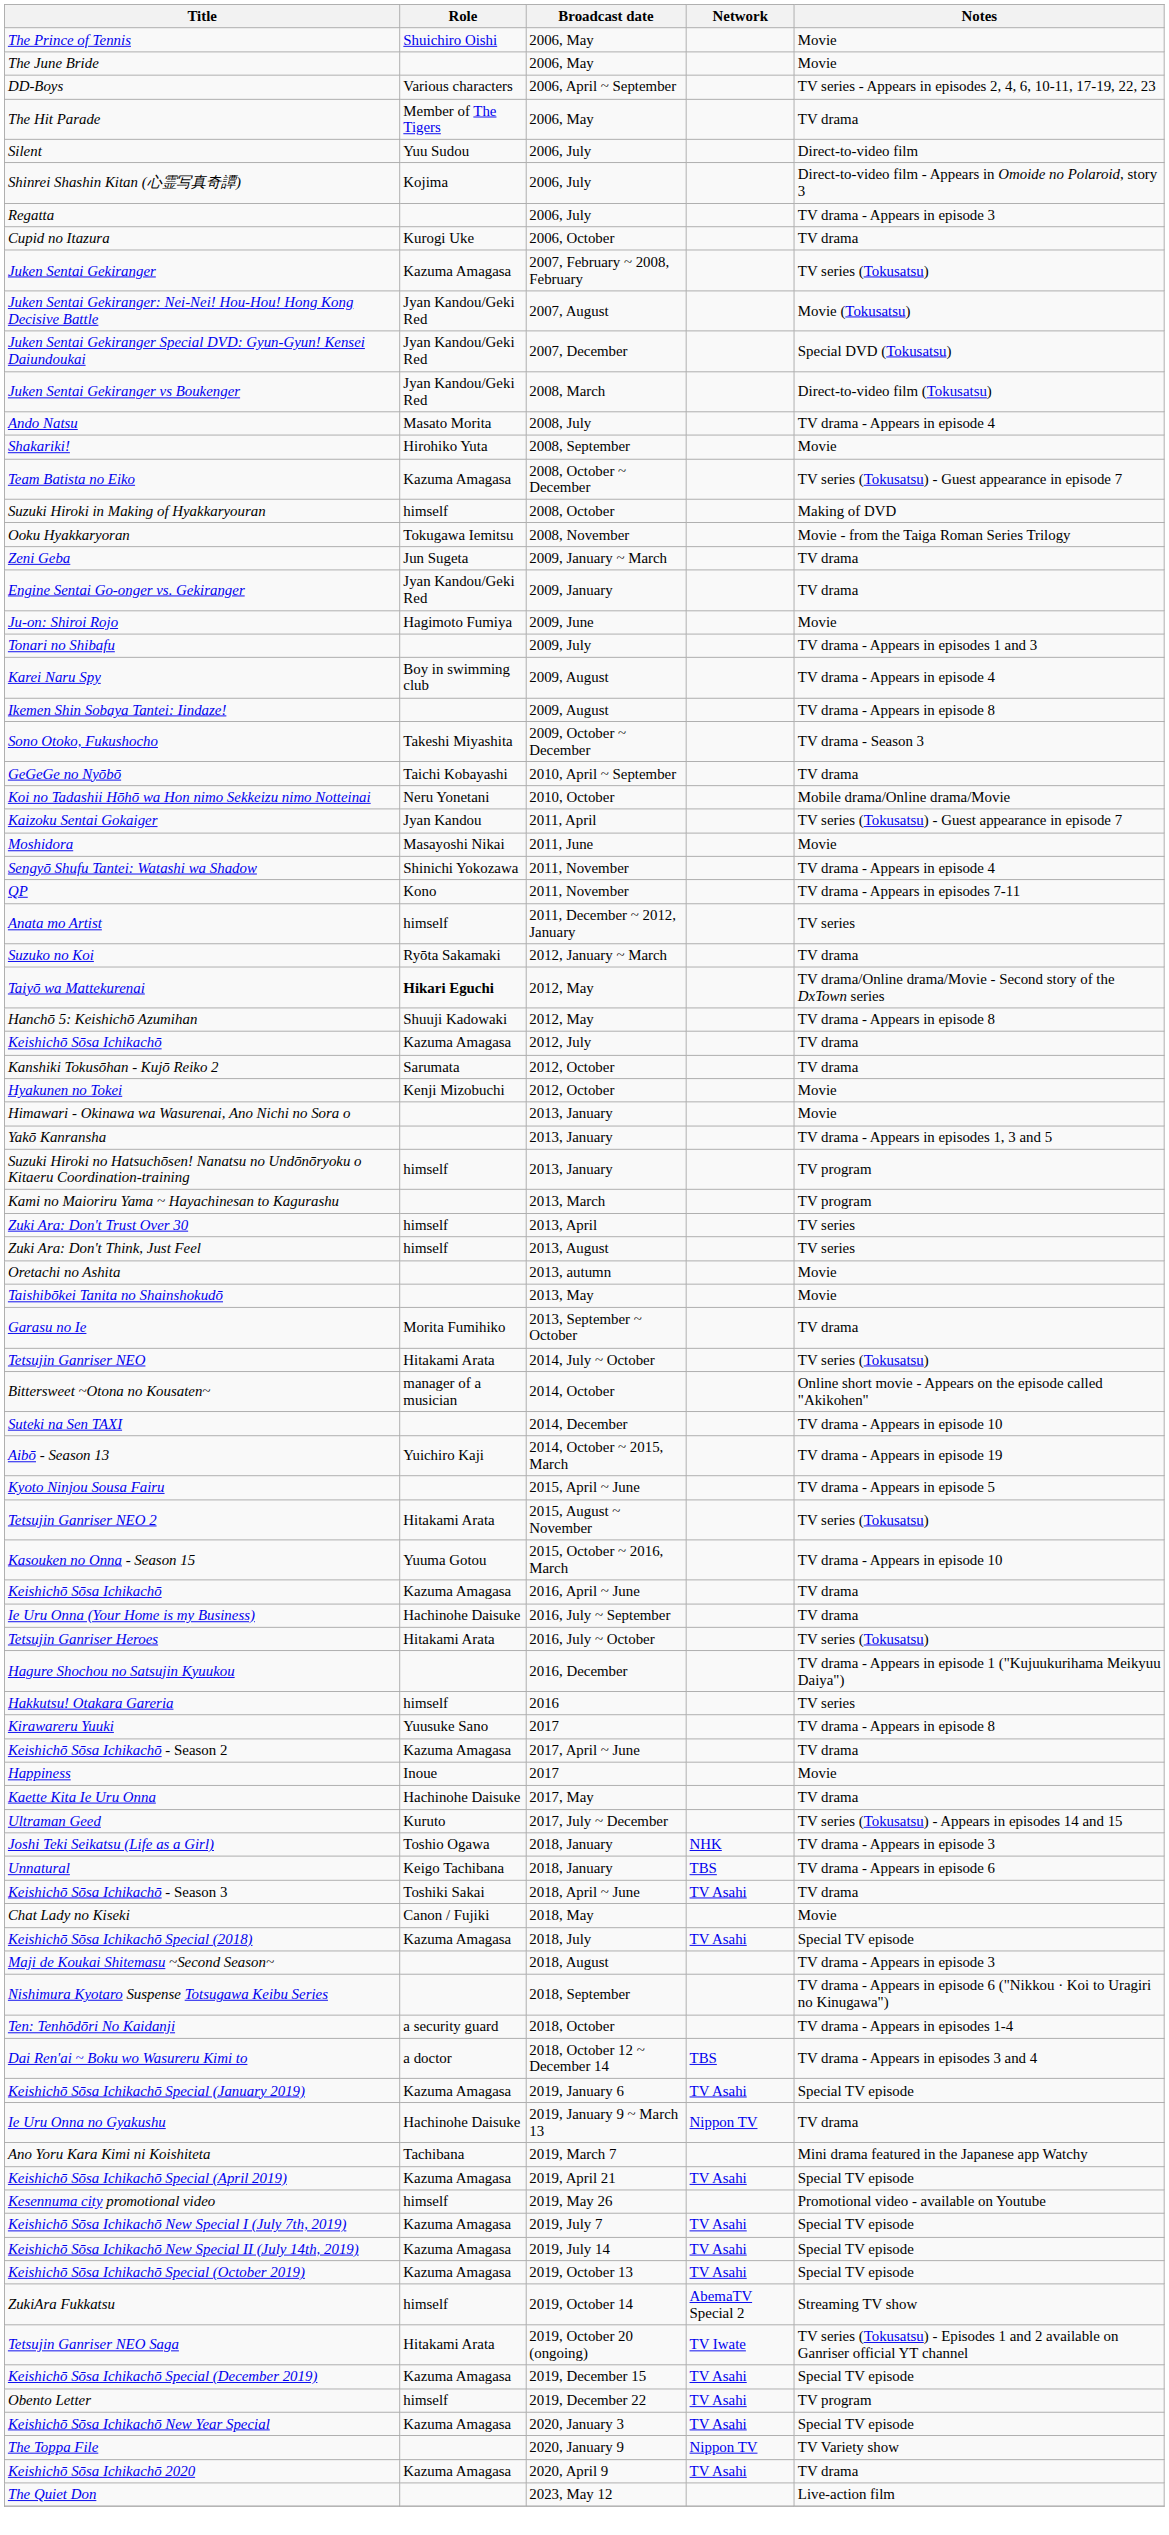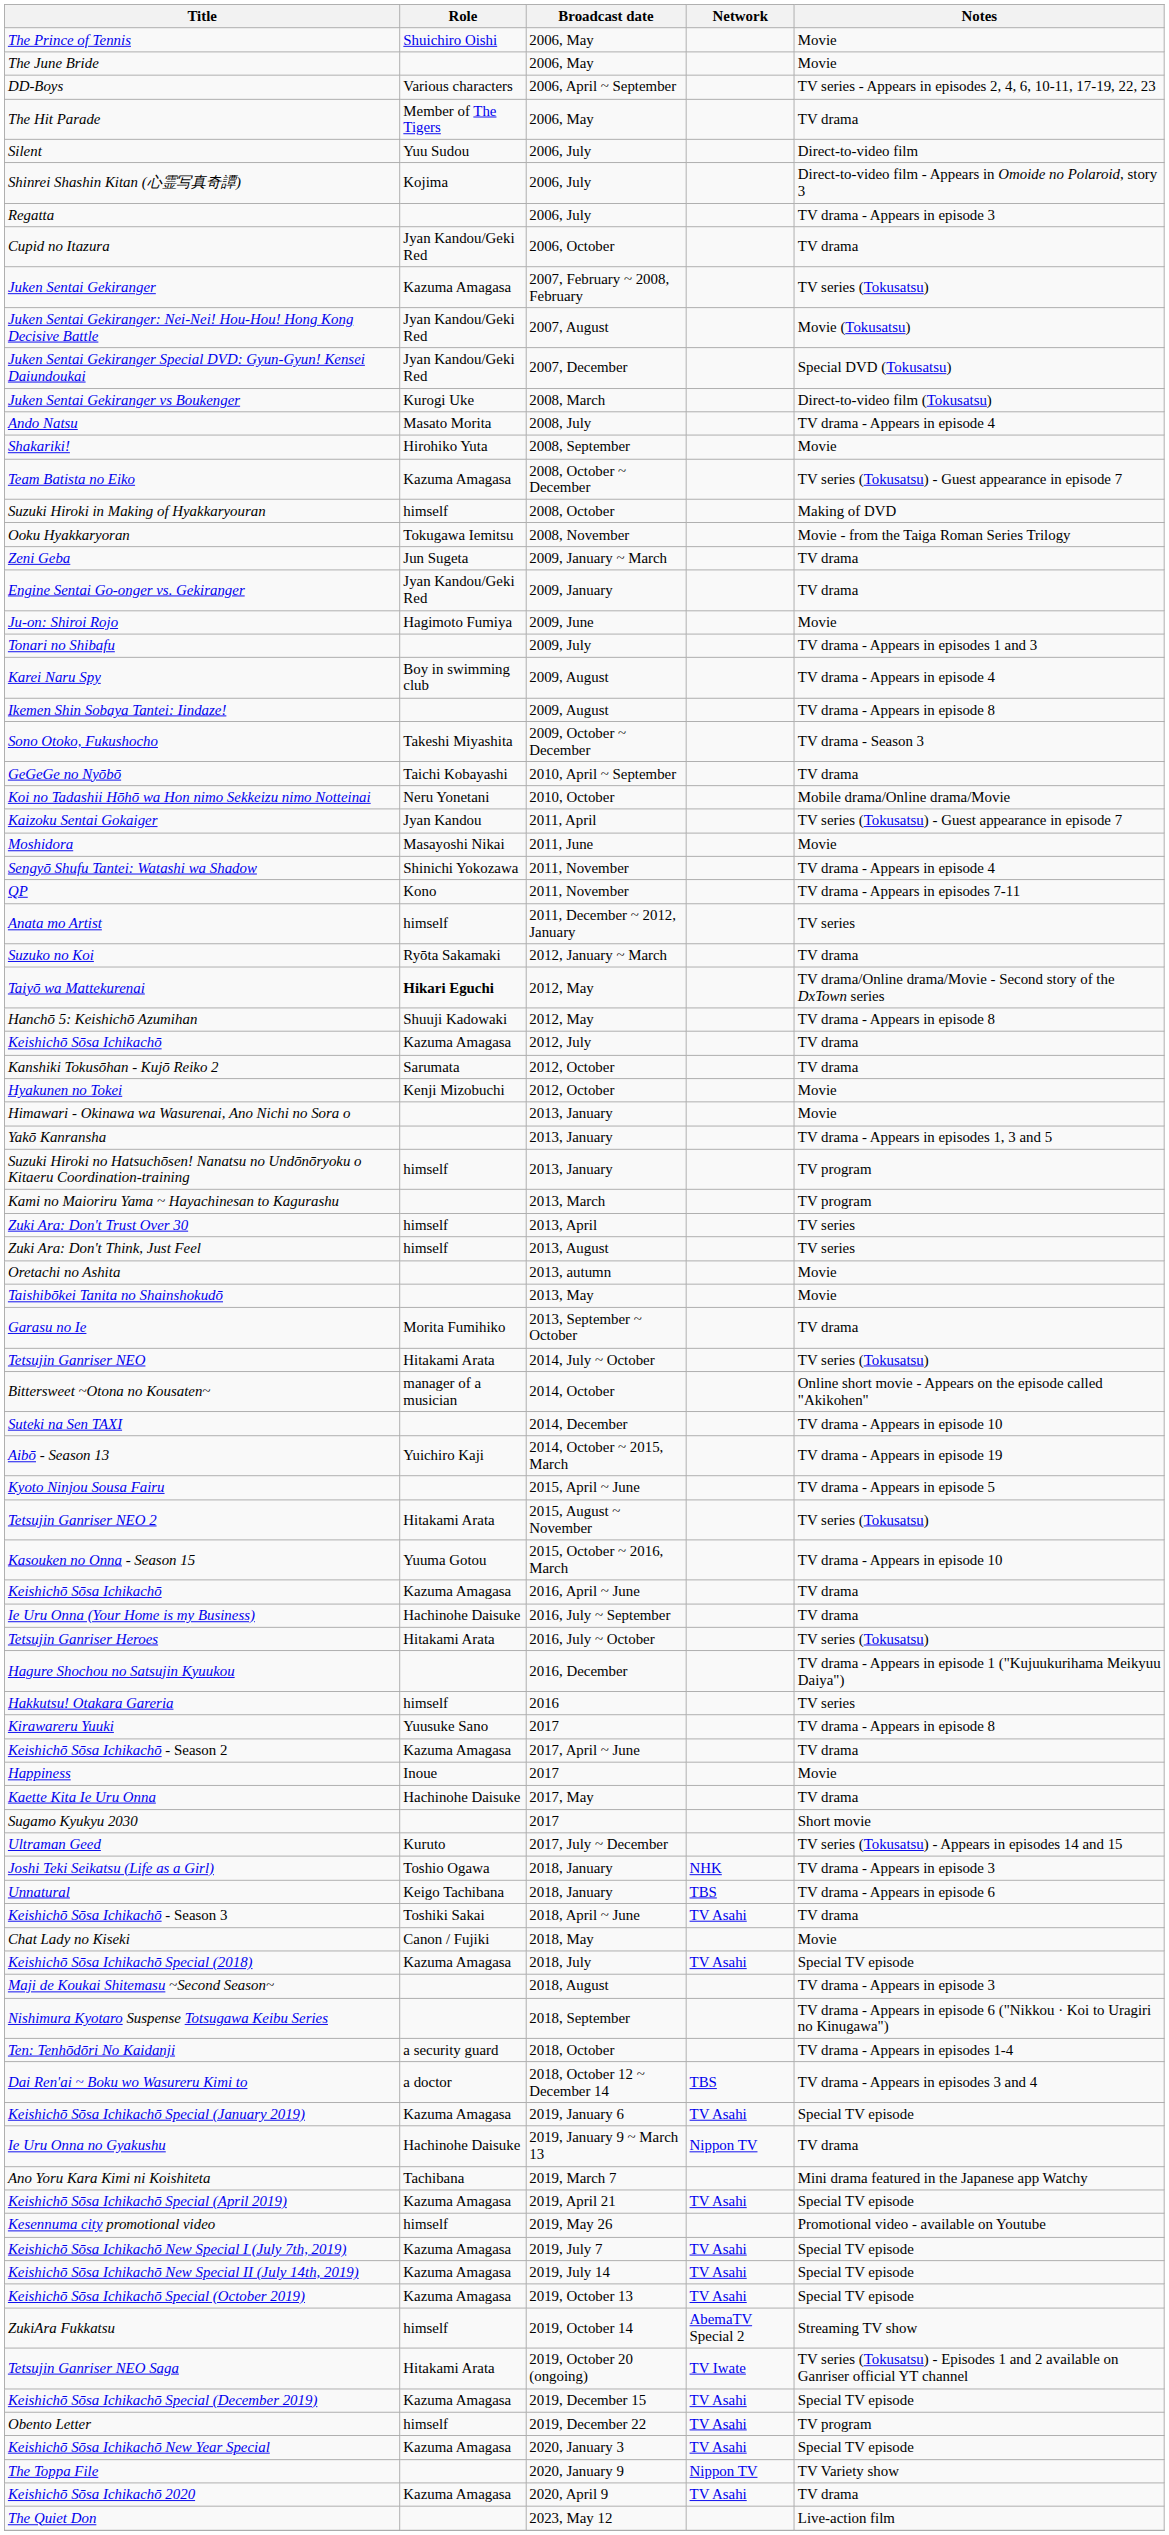(439, 238) Kurogi Uke -> (459, 246) Jyan Kandou/Geki Red
(459, 391) Jyan Kandou/Geki Red -> (439, 399) Kurogi Uke
+ row: (73, 1821)
